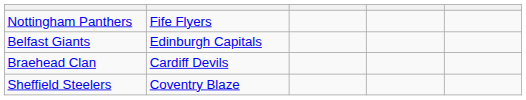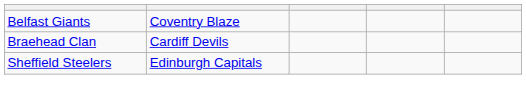- row: (70, 21)
(206, 42) Edinburgh Capitals -> (195, 21) Coventry Blaze
(195, 84) Coventry Blaze -> (206, 63) Edinburgh Capitals
